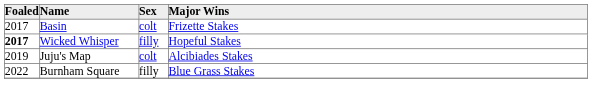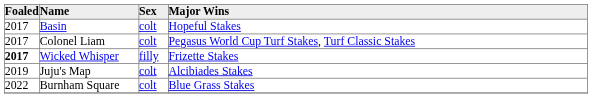(203, 26) Frizette Stakes -> (205, 26) Hopeful Stakes
+ row: (72, 41)
(205, 41) Hopeful Stakes -> (203, 56) Frizette Stakes
(149, 70) filly -> (148, 85) colt
